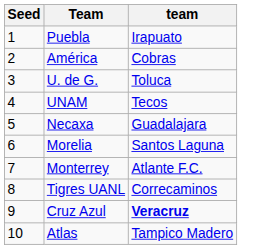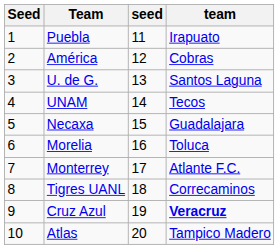+ column: (147, 15)
(151, 80) Toluca -> (215, 80) Santos Laguna
(178, 146) Santos Laguna -> (189, 146) Toluca
